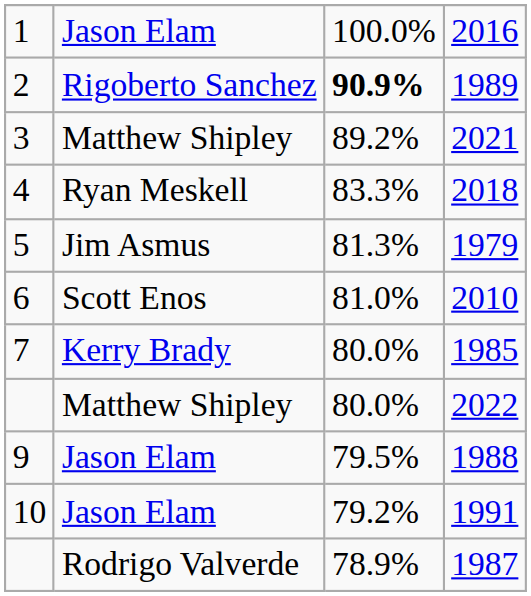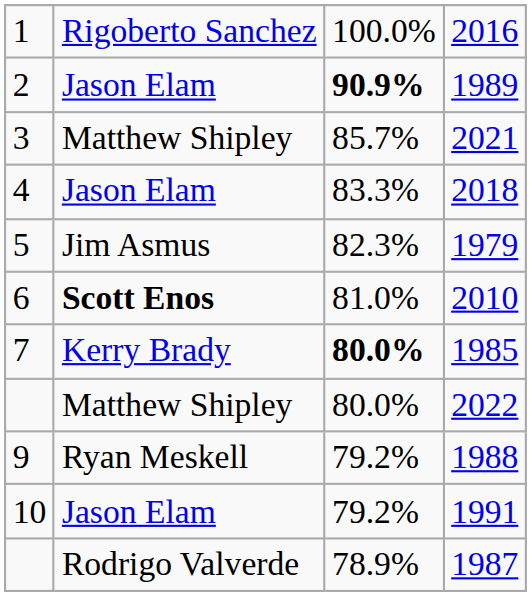(139, 31) Jason Elam -> (189, 31) Rigoberto Sanchez
(189, 84) Rigoberto Sanchez -> (139, 84) Jason Elam
(375, 137) 89.2% -> (375, 137) 85.7%
(155, 191) Ryan Meskell -> (139, 191) Jason Elam
(375, 244) 81.3% -> (375, 244) 82.3%
(134, 297) normal -> (138, 297) bold
(375, 350) normal -> (378, 350) bold
(139, 457) Jason Elam -> (155, 457) Ryan Meskell
(375, 457) 79.5% -> (375, 457) 79.2%
